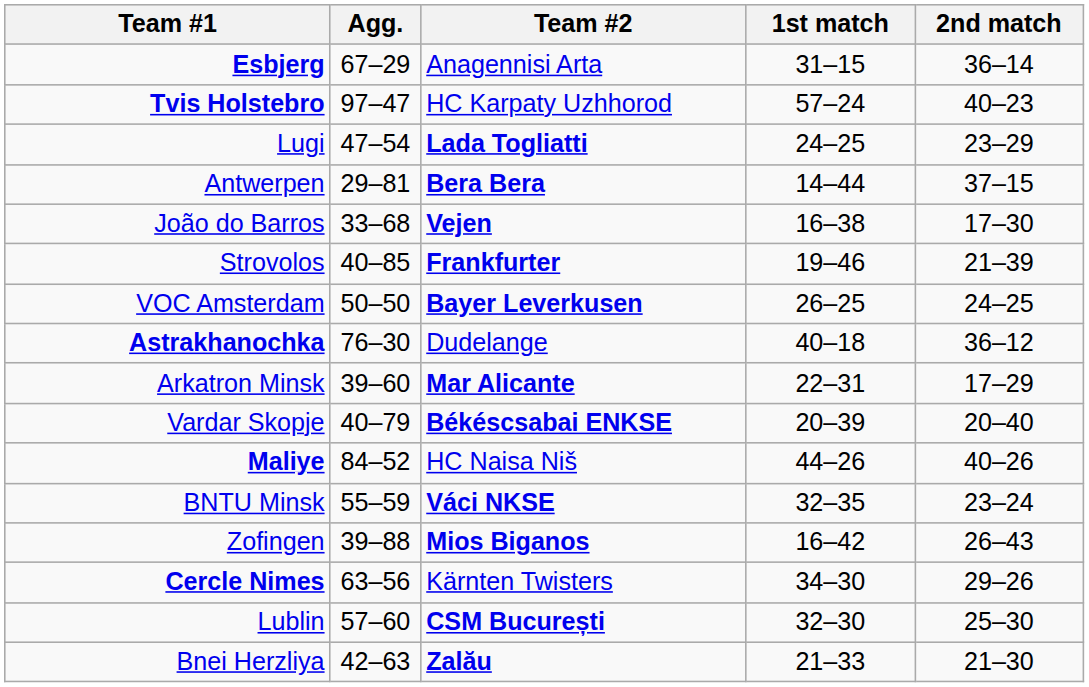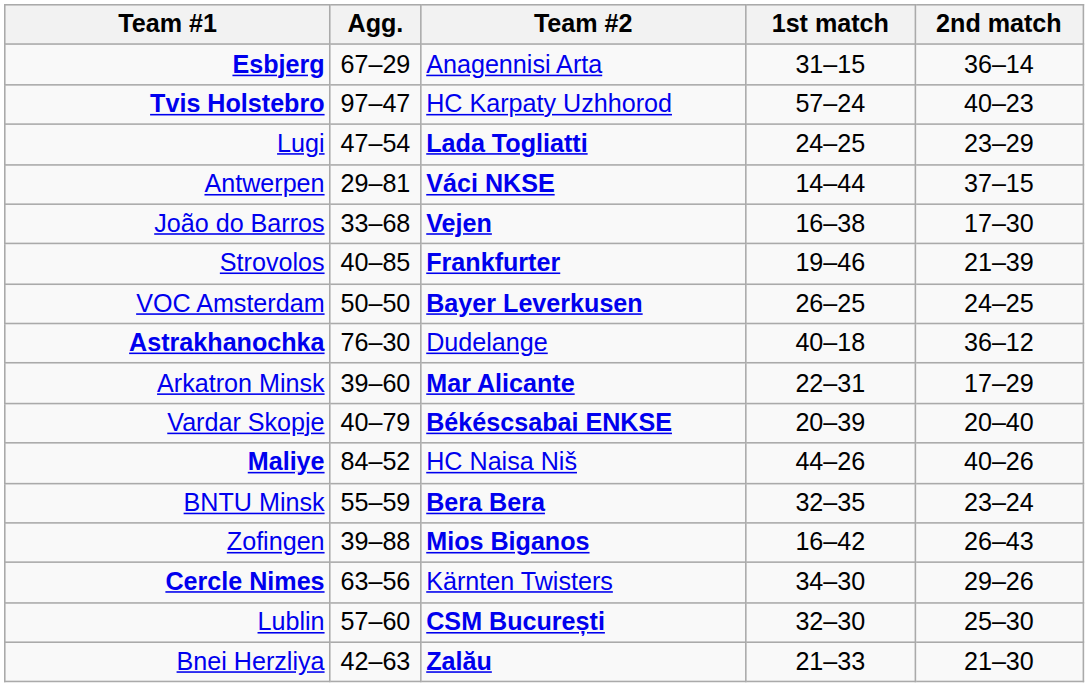(486, 183) Bera Bera -> (490, 183) Váci NKSE
(490, 502) Váci NKSE -> (486, 502) Bera Bera
